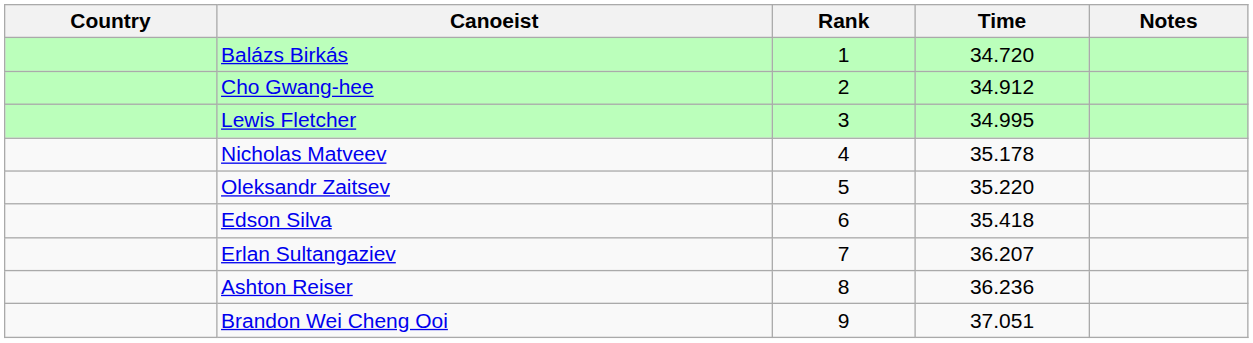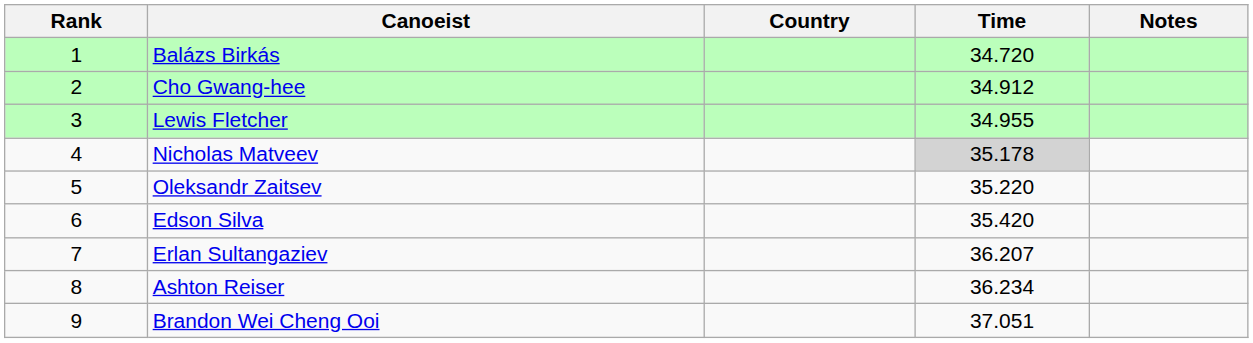columns swapped: (844, 21) <-> (110, 21)
(1002, 120) 34.995 -> (1002, 120) 34.955
(1002, 154) no background -> (1002, 154) lightgrey background
(1002, 220) 35.418 -> (1002, 220) 35.420
(1002, 287) 36.236 -> (1002, 287) 36.234
